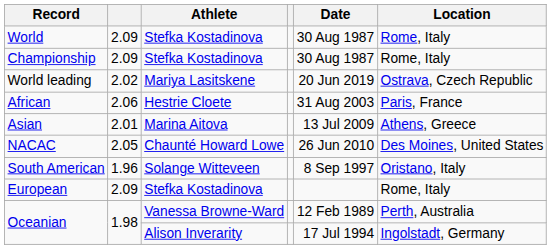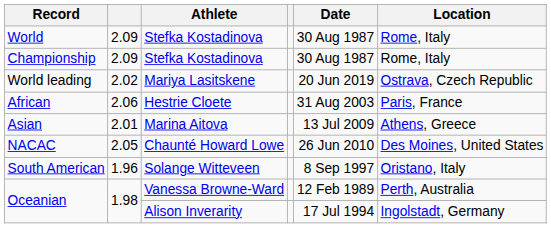- row: (37, 189)
